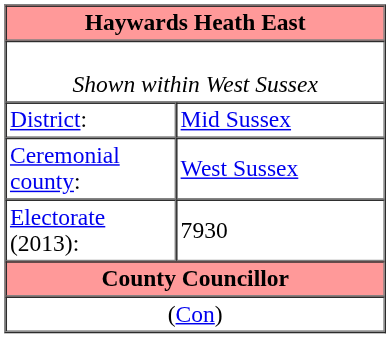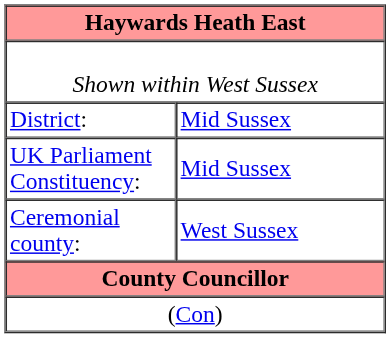+ row: (81, 168)
- row: (58, 230)
